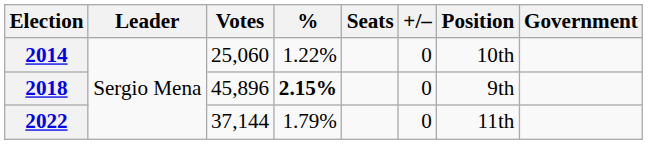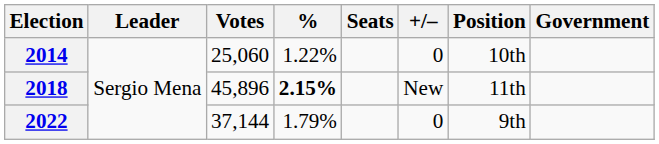(427, 88) 0 -> (423, 88) New
(501, 88) 9th -> (507, 88) 11th
(496, 121) 11th -> (512, 121) 9th
